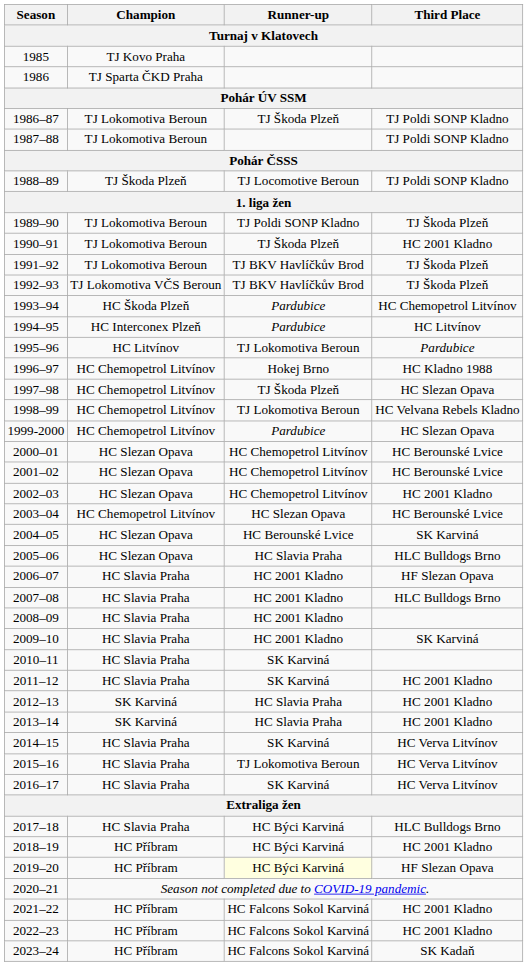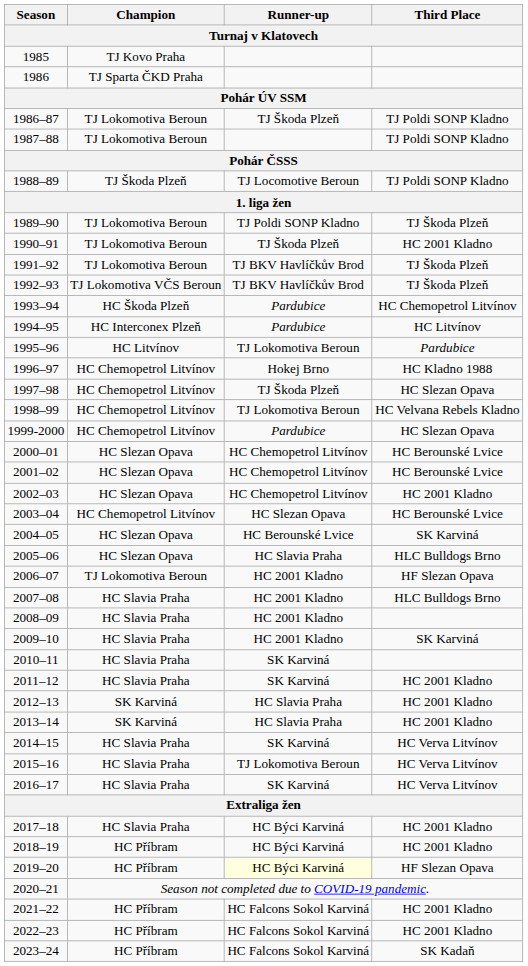(146, 576) HC Slavia Praha -> (146, 576) TJ Lokomotiva Beroun
(447, 826) HLC Bulldogs Brno -> (447, 826) HC 2001 Kladno
